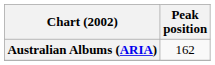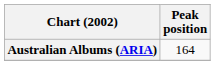(185, 49) 162 -> (185, 49) 164
